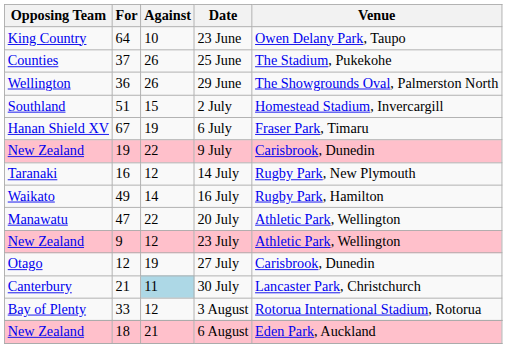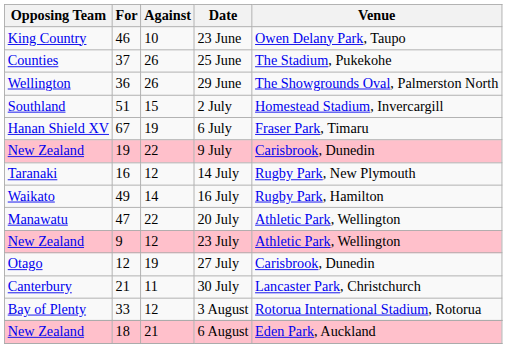(123, 38) 64 -> (123, 38) 46
(151, 286) lightblue background -> (151, 286) no background
